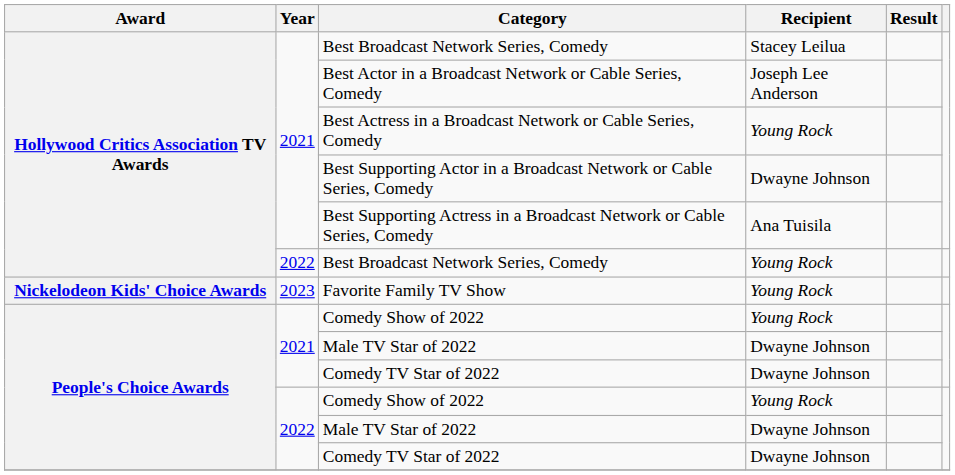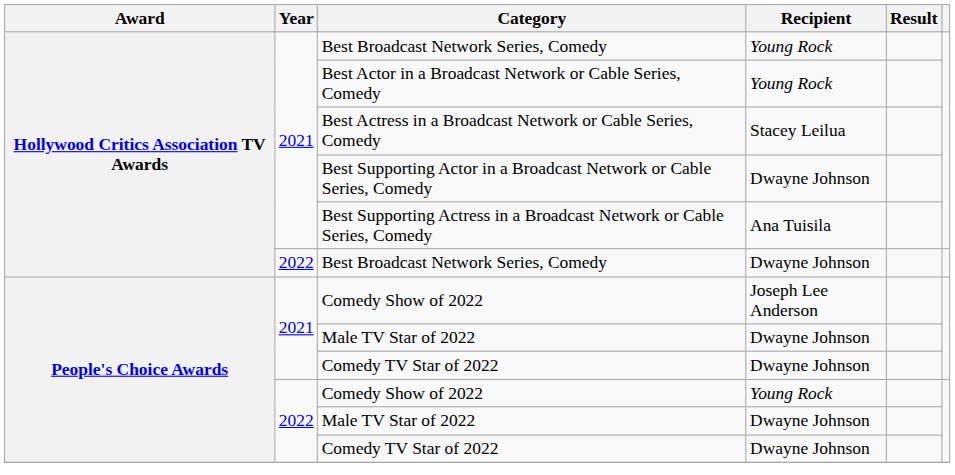(798, 45) Stacey Leilua -> (791, 45) Young Rock
(789, 83) Joseph Lee Anderson -> (791, 83) Young Rock
(791, 130) Young Rock -> (798, 130) Stacey Leilua
(791, 262) Young Rock -> (810, 262) Dwayne Johnson
- row: (297, 290)
(791, 318) Young Rock -> (789, 300) Joseph Lee Anderson
